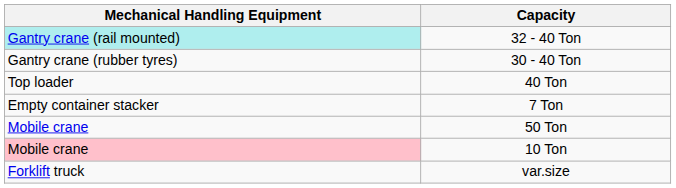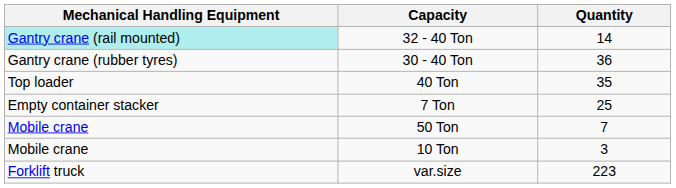+ column: (604, 15)
(48, 149) pink background -> (48, 149) no background
